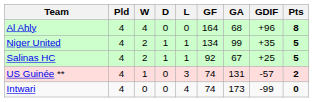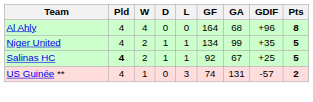(121, 58) normal -> (121, 58) bold
- row: (21, 89)
